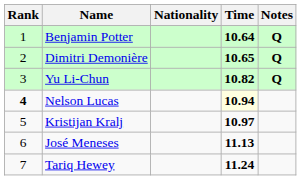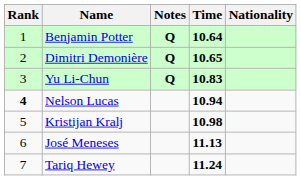columns swapped: (186, 15) <-> (277, 15)
(239, 79) 10.82 -> (207, 79) 10.83
(239, 100) lightyellow background -> (207, 100) no background
(239, 121) 10.97 -> (207, 121) 10.98
